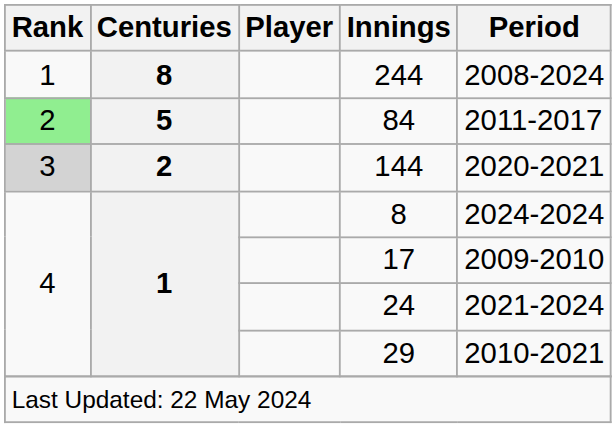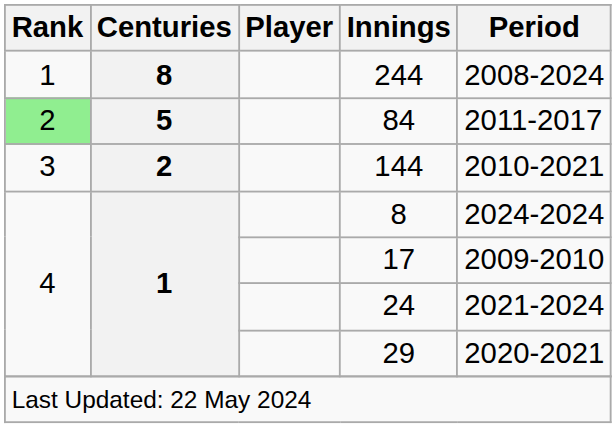(47, 167) lightgrey background -> (47, 167) no background
(534, 167) 2020-2021 -> (534, 167) 2010-2021
(534, 352) 2010-2021 -> (534, 352) 2020-2021
